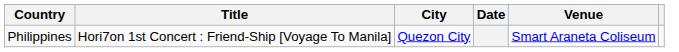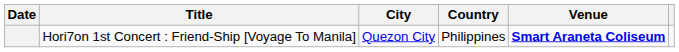columns swapped: (491, 15) <-> (40, 15)
(584, 36) normal -> (588, 36) bold
